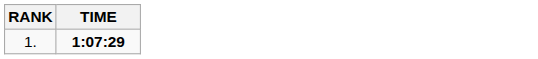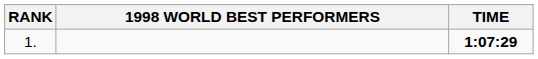+ column: (252, 17)
